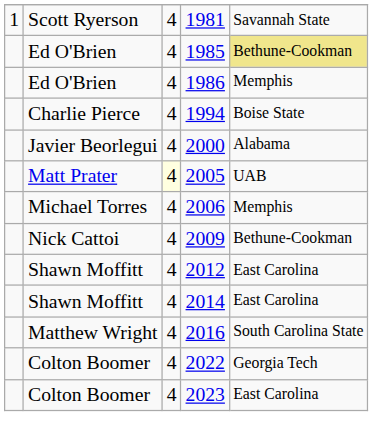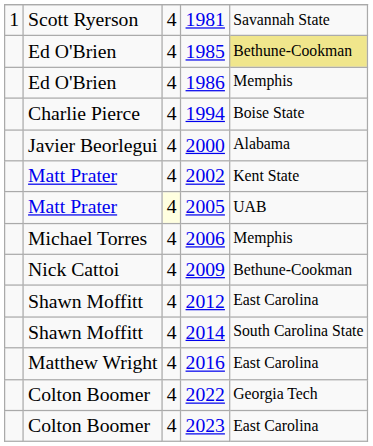+ row: (205, 176)
(276, 301) East Carolina -> (298, 332) South Carolina State
(298, 332) South Carolina State -> (276, 363) East Carolina
